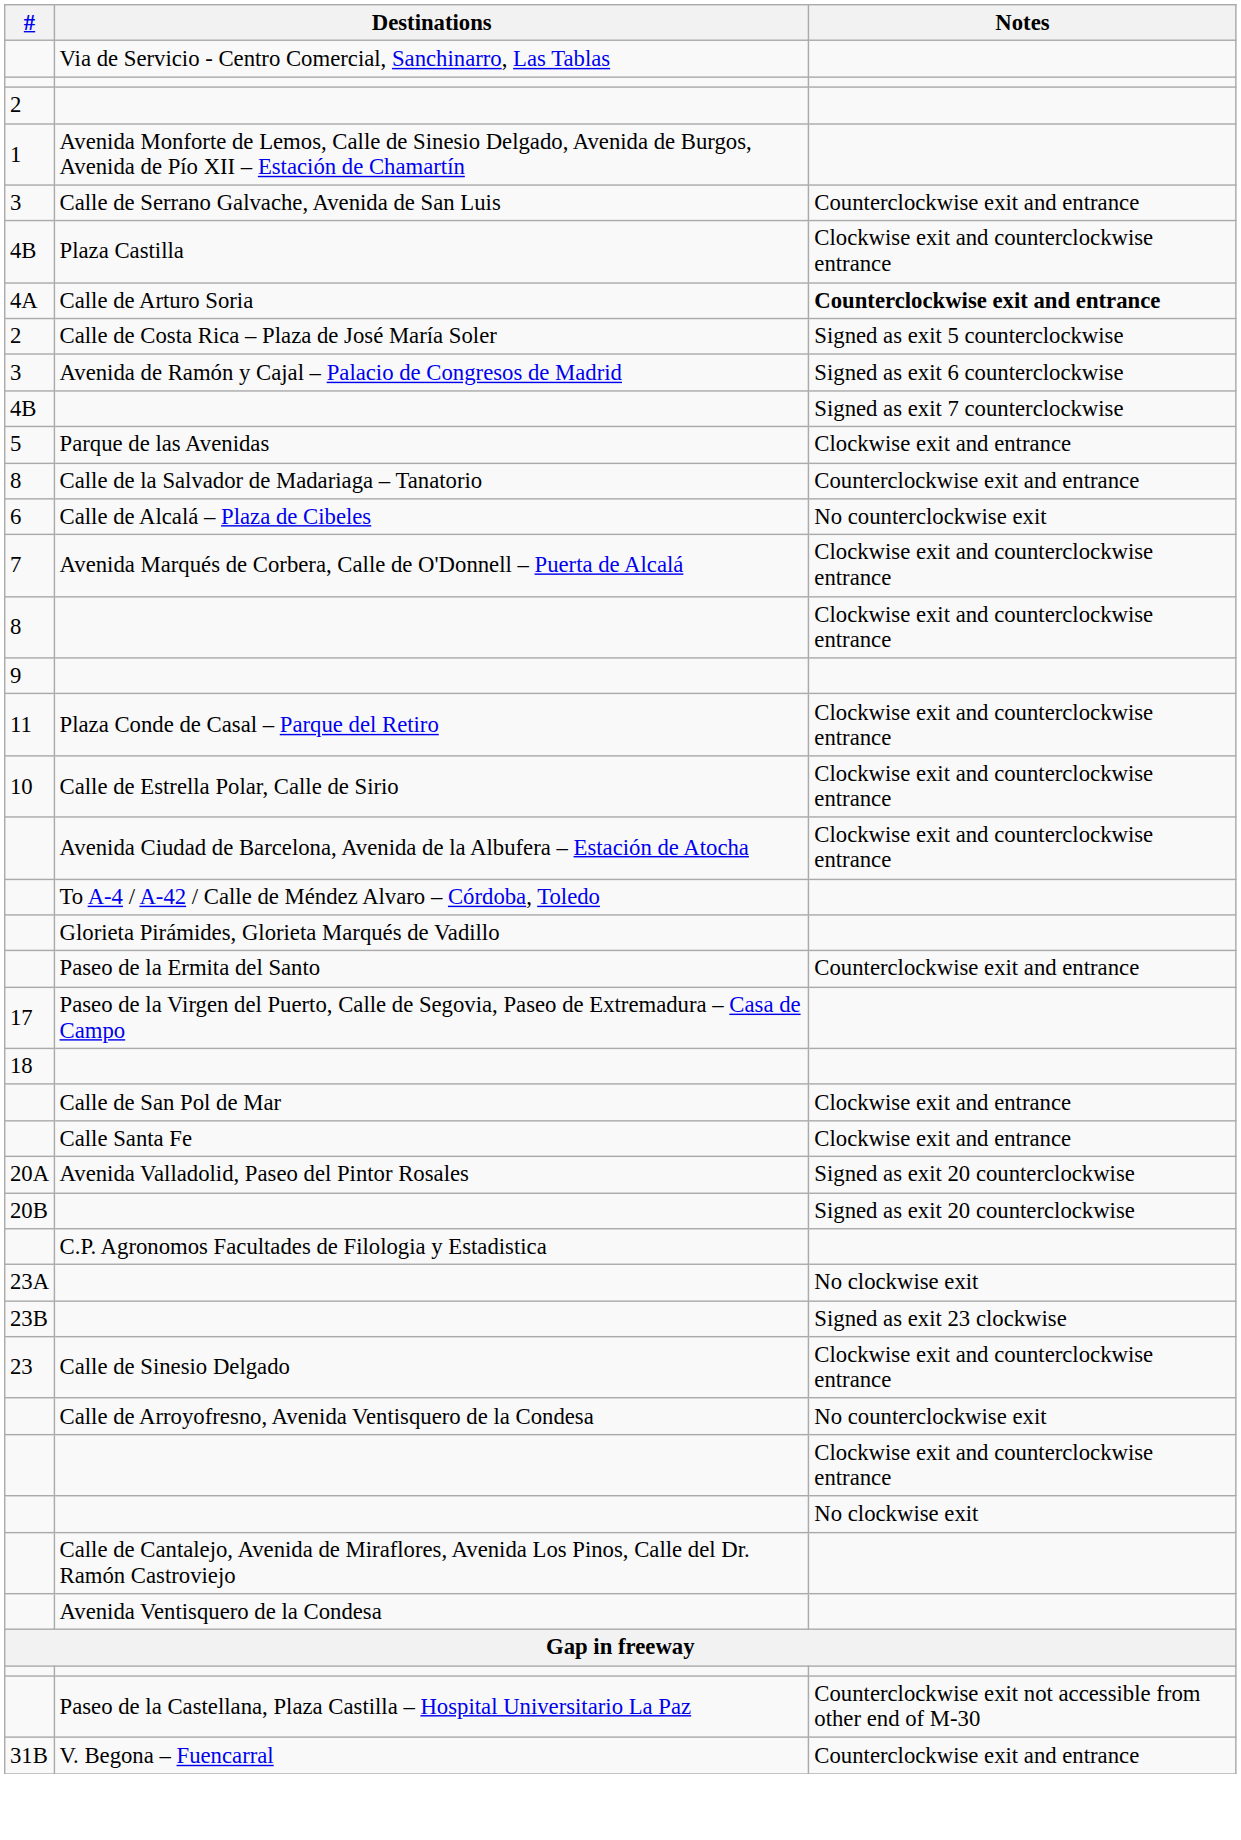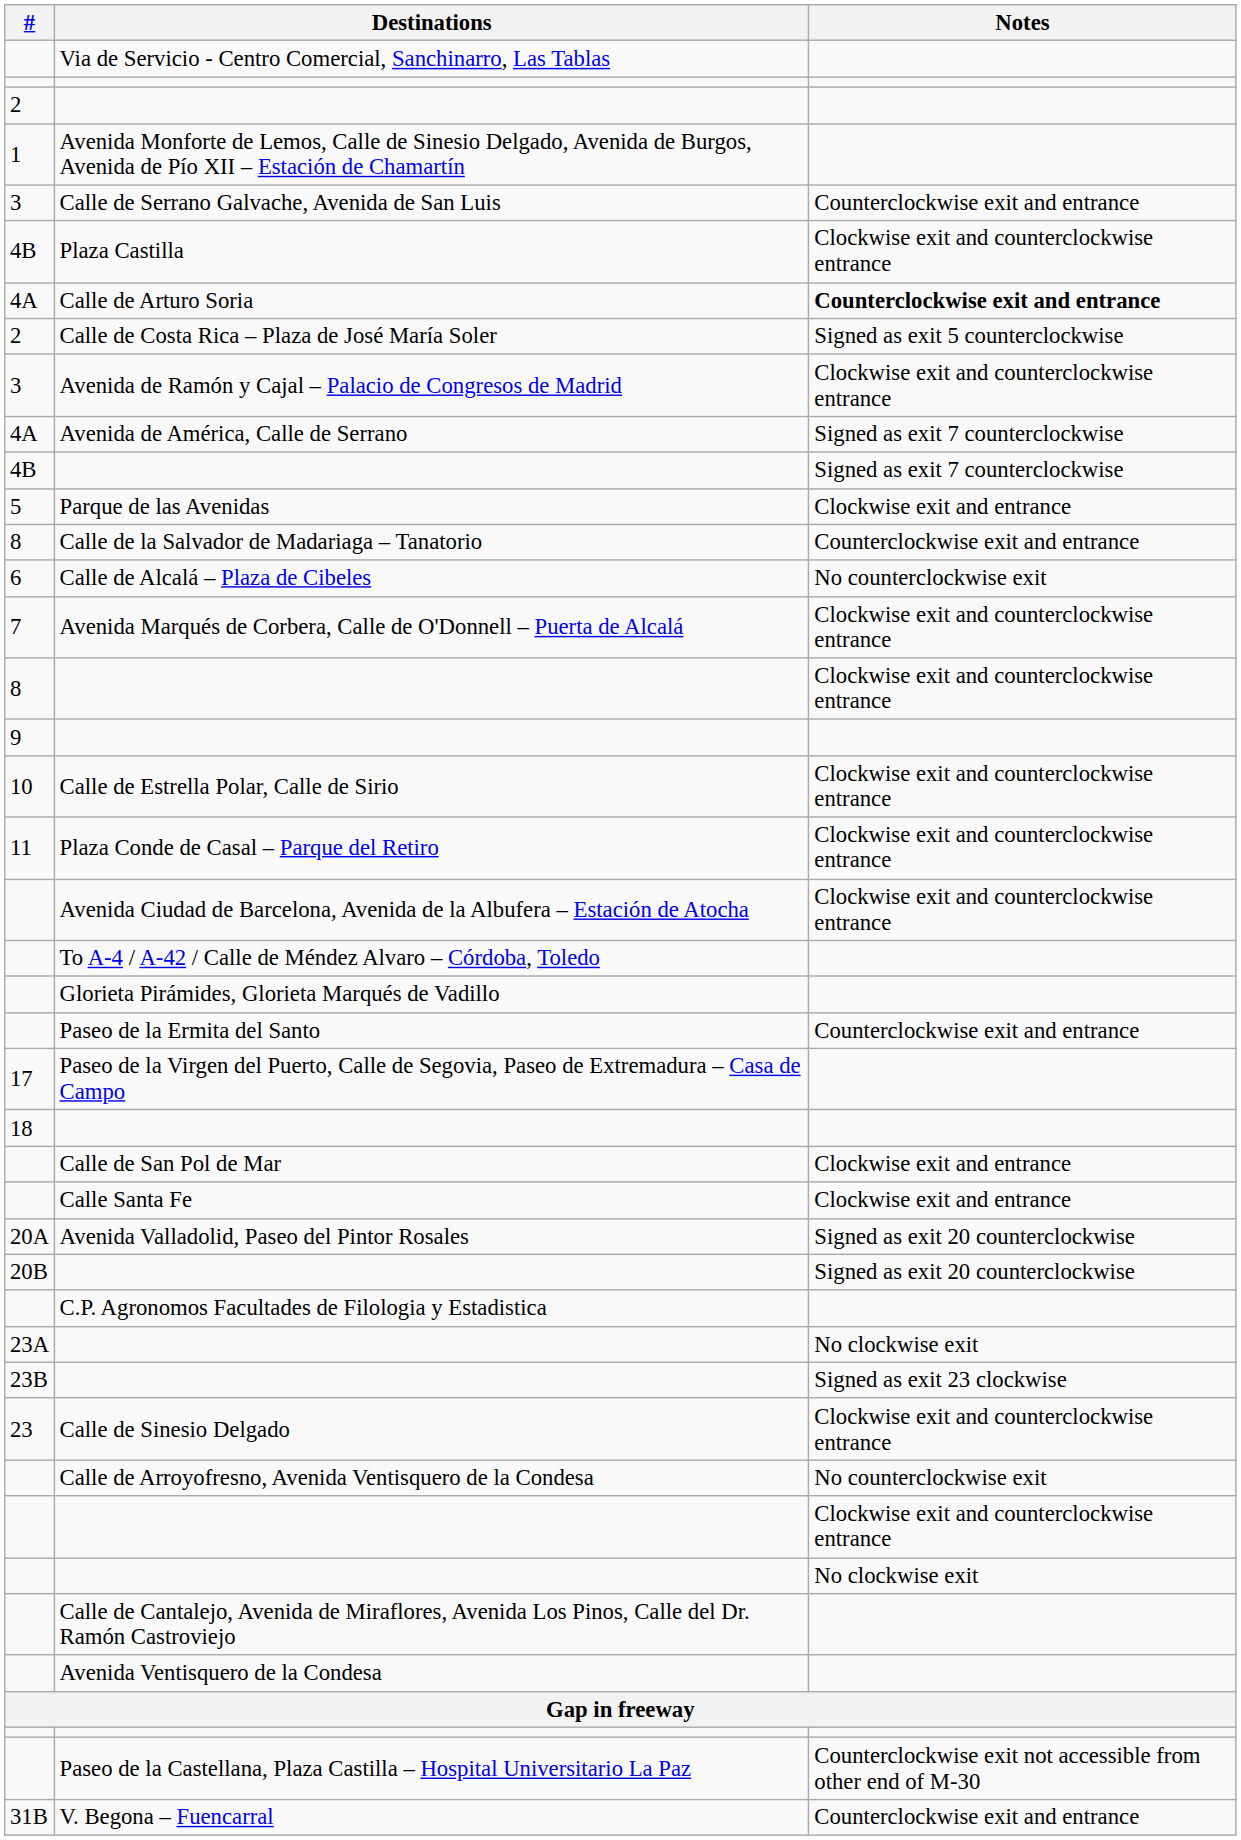(969, 372) Signed as exit 6 counterclockwise -> (984, 385) Clockwise exit and counterclockwise entrance
+ row: (24, 433)
rows swapped: (21, 786) <-> (21, 724)
